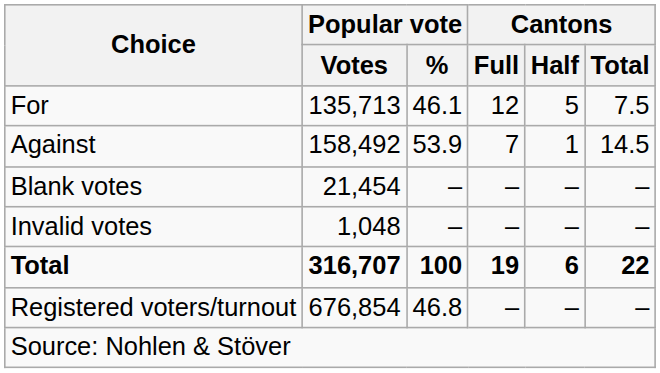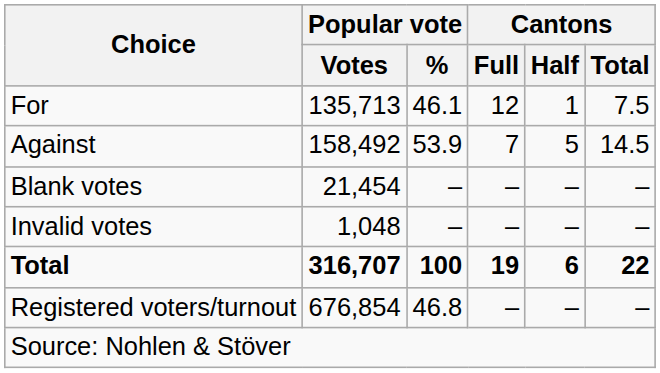(572, 105) 5 -> (572, 105) 1
(572, 145) 1 -> (572, 145) 5
